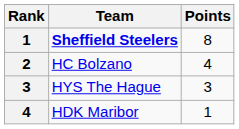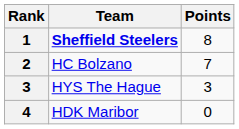(208, 64) 4 -> (208, 64) 7
(208, 111) 1 -> (208, 111) 0
